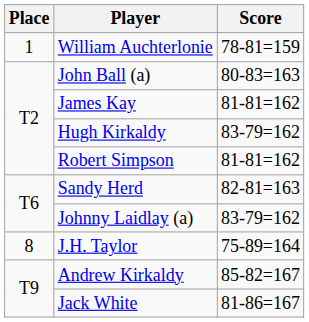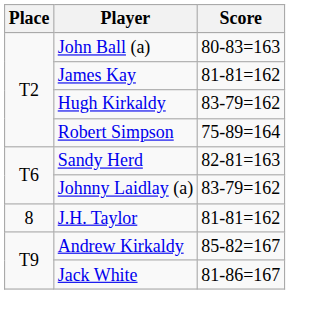- row: (135, 47)
(260, 160) 81-81=162 -> (241, 132) 75-89=164
(260, 246) 75-89=164 -> (241, 217) 81-81=162
